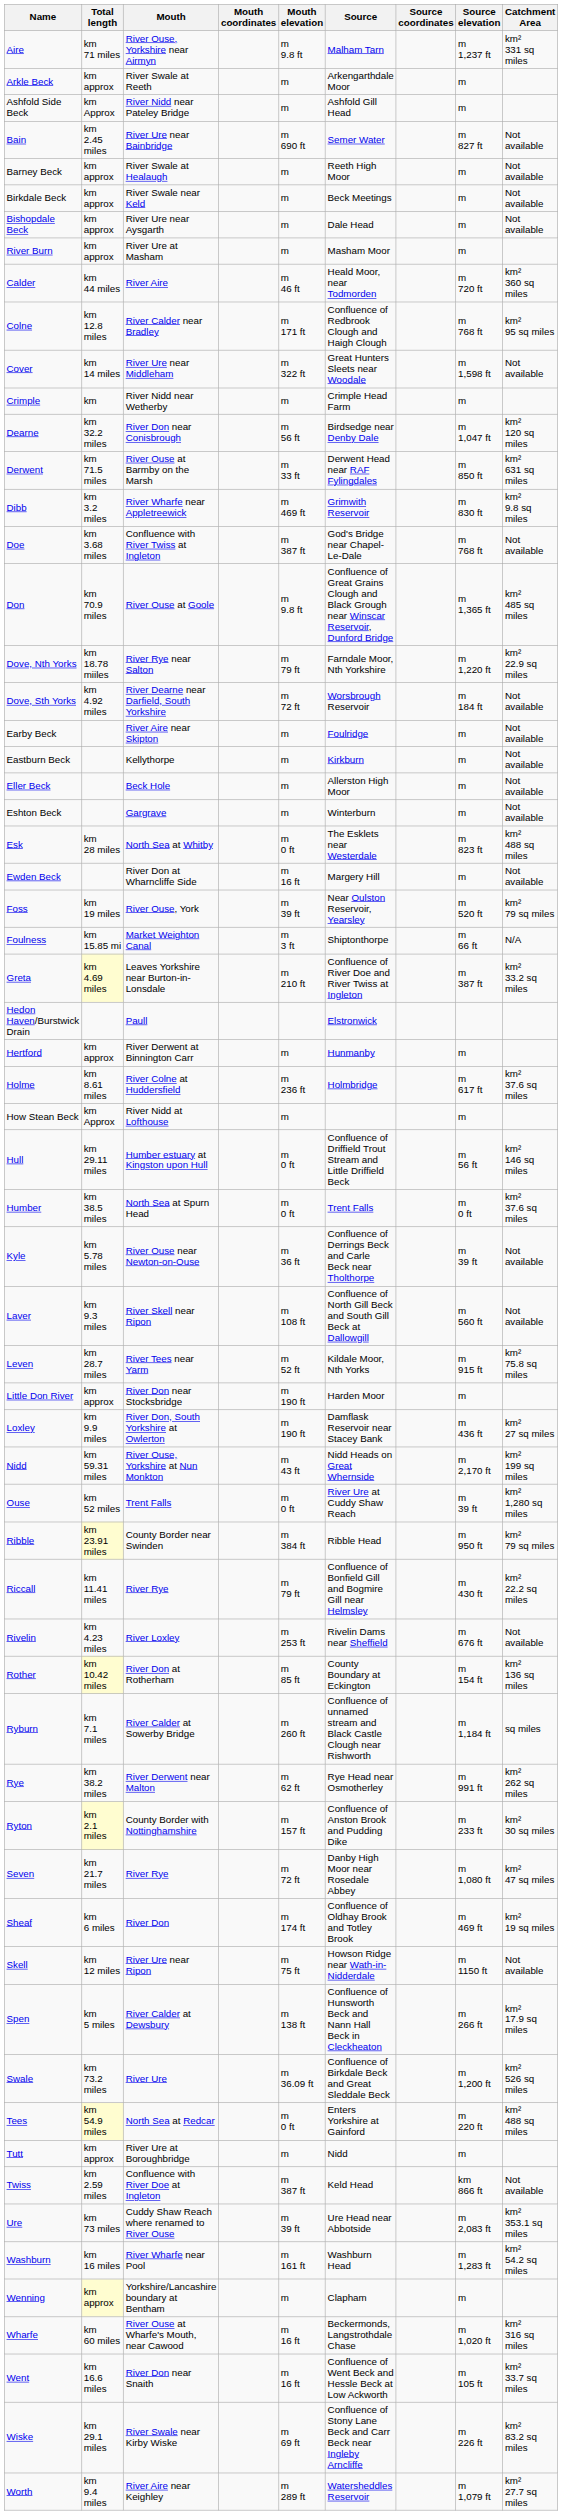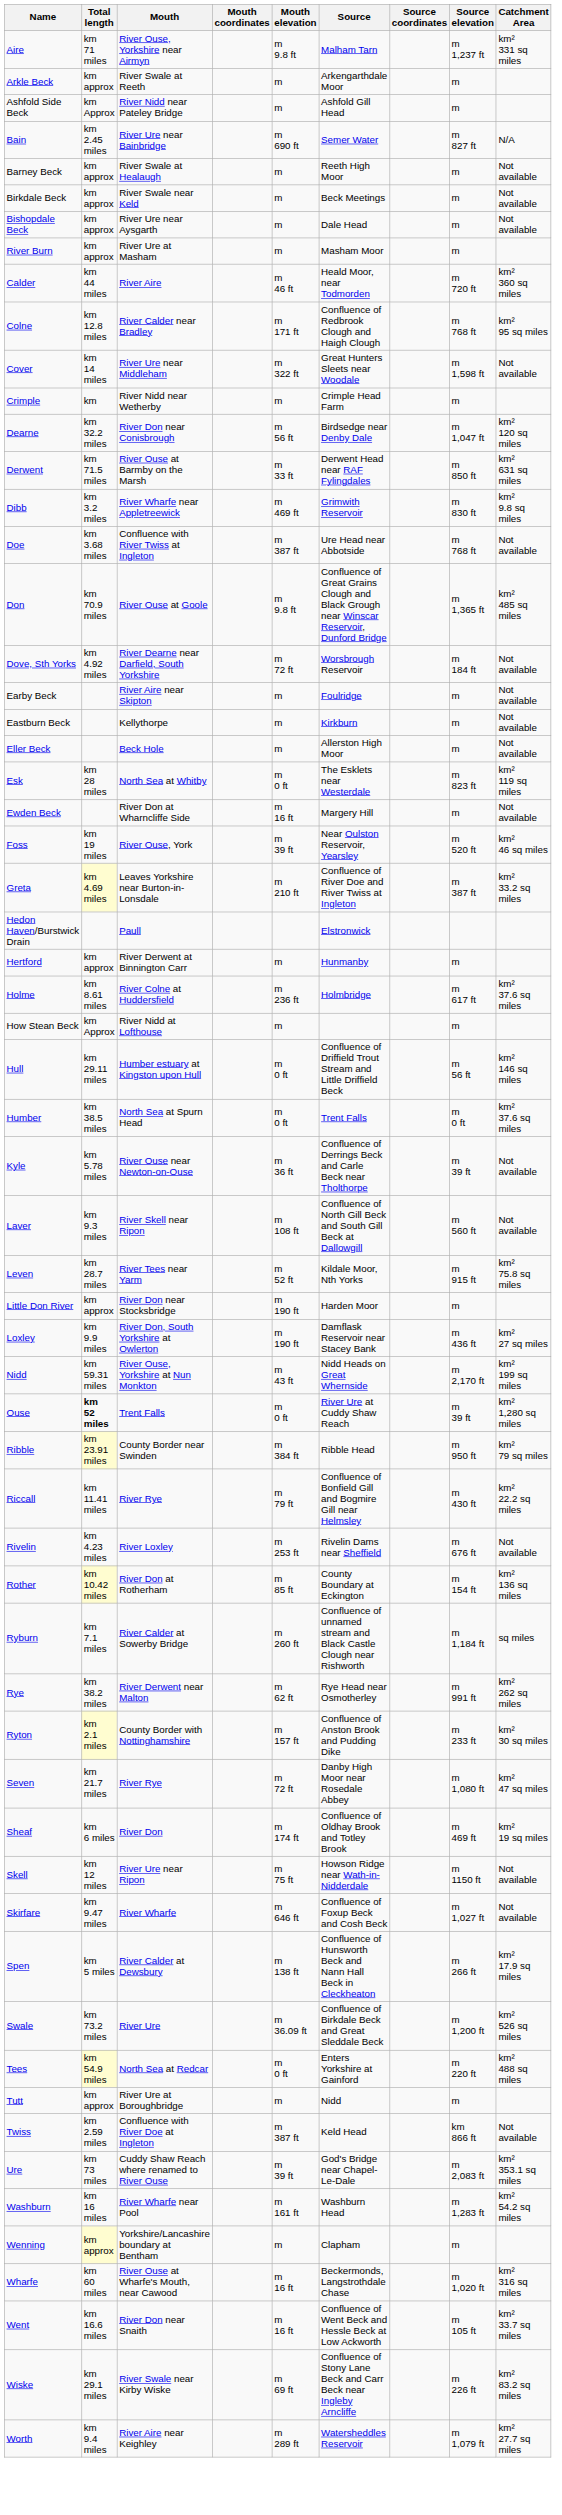(524, 140) Not available -> (507, 140) N/A
(356, 545) God's Bridge near Chapel-Le-Dale -> (353, 545) Ure Head near Abbotside
- row: (42, 664)
- row: (34, 812)
(520, 844) km² 488 sq miles -> (513, 780) km² 119 sq miles
(530, 908) km² 79 sq miles -> (523, 844) km² 46 sq miles
- row: (26, 940)
(102, 1503) normal -> (96, 1412) bold
+ row: (23, 1912)
(360, 2223) Ure Head near Abbotside -> (349, 2170) God's Bridge near Chapel-Le-Dale
